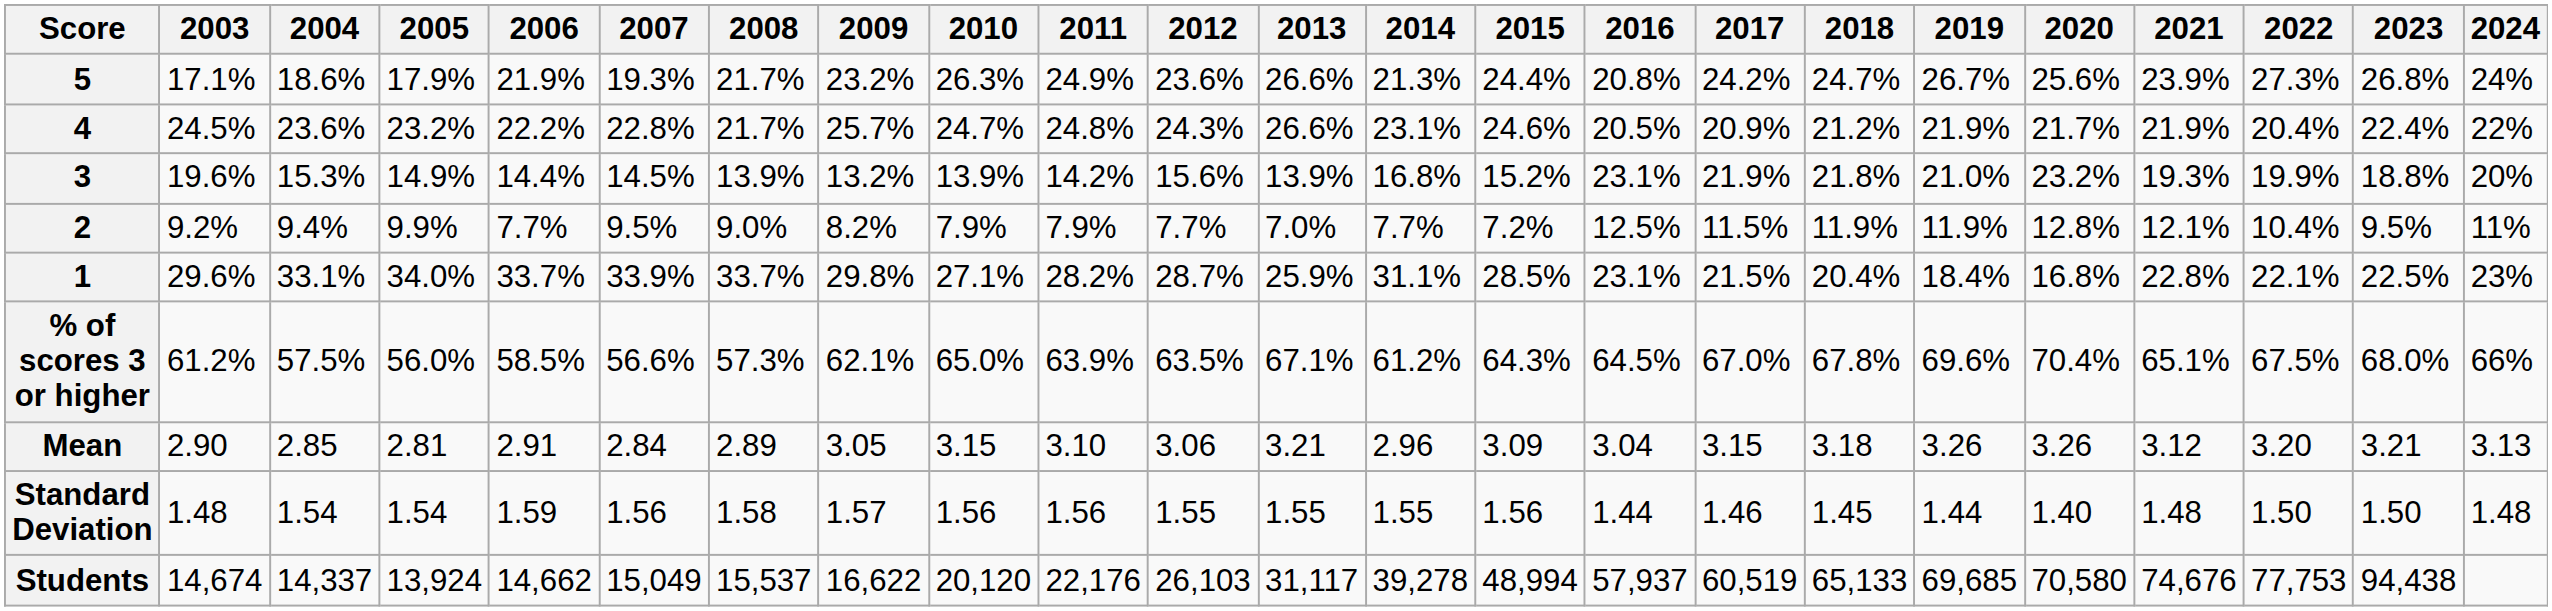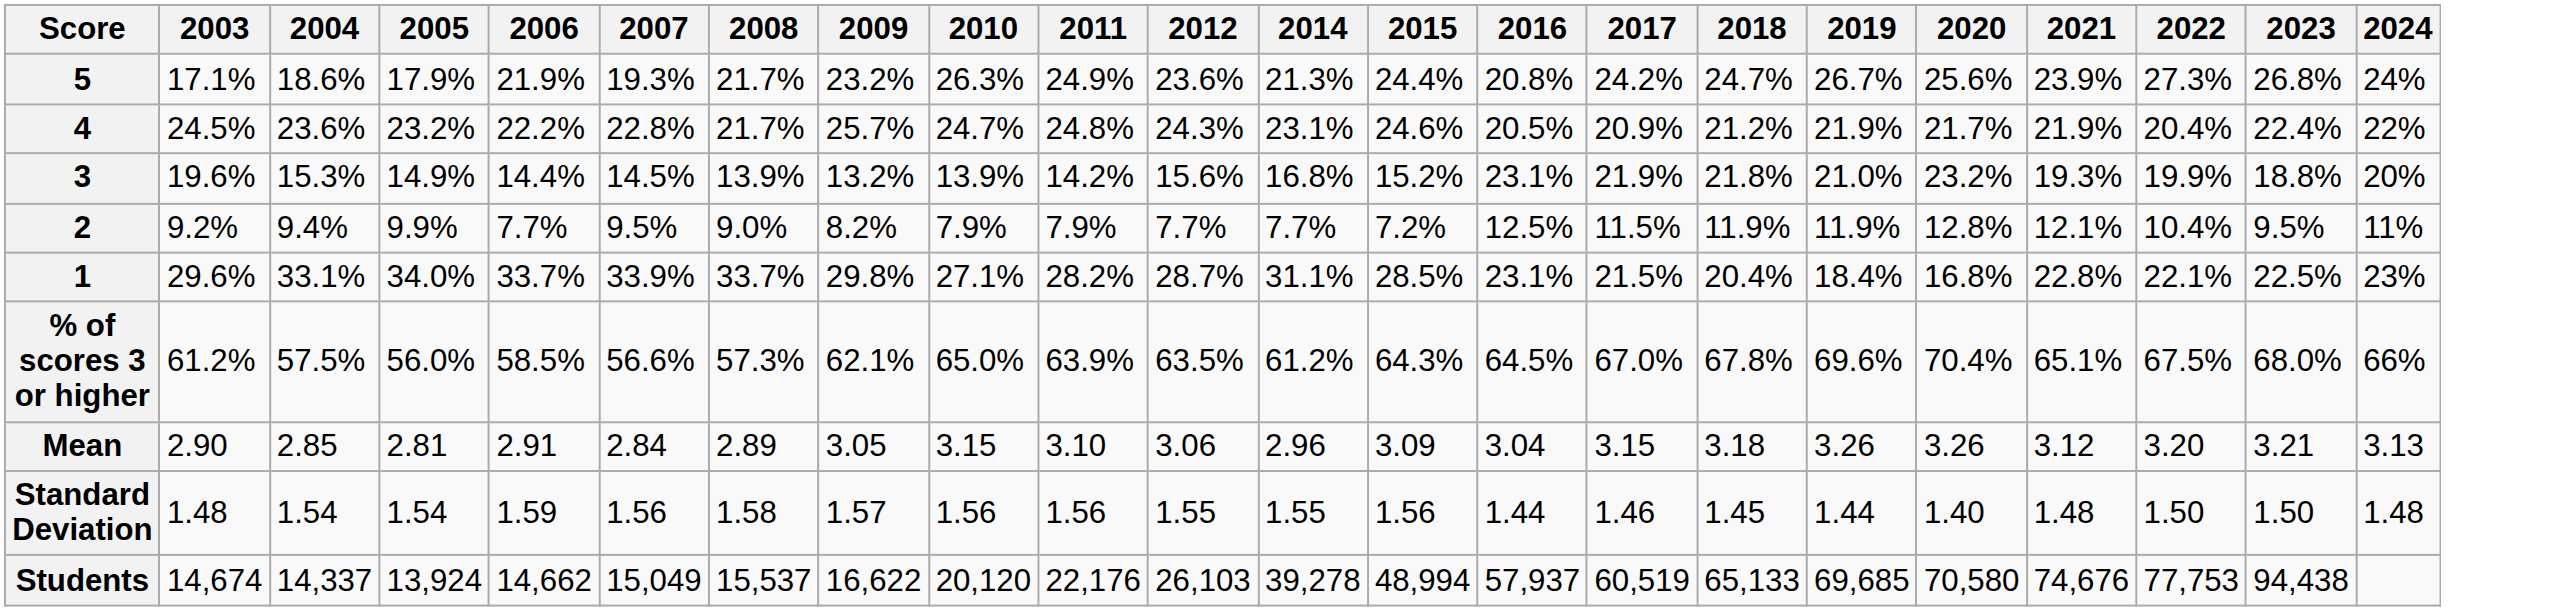- column: (1312, 29)
